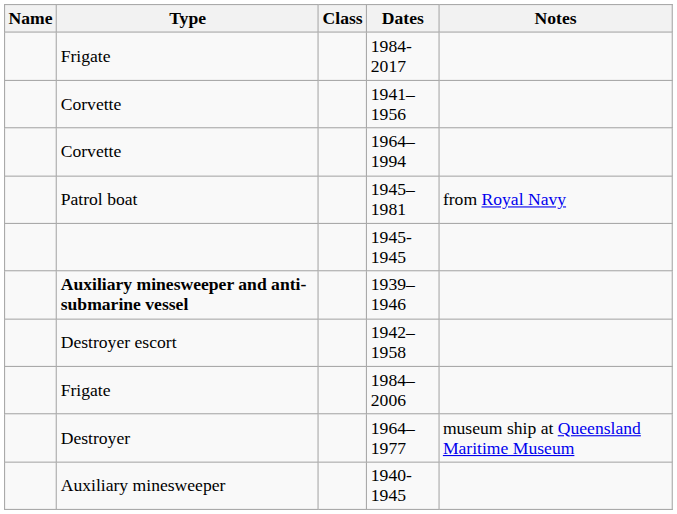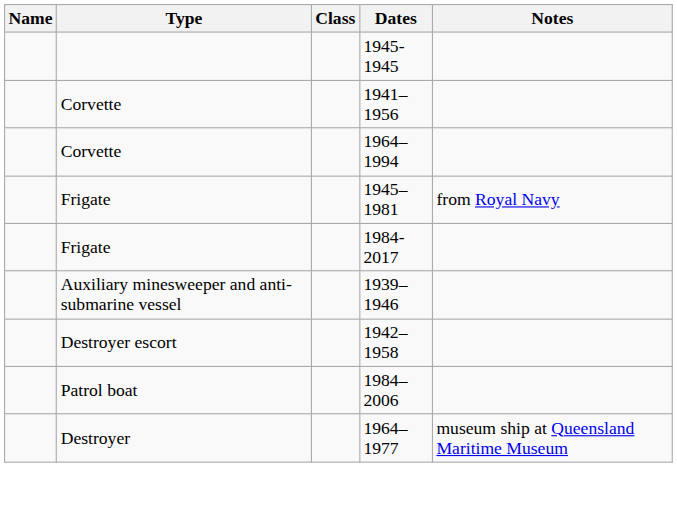rows swapped: (391, 56) <-> (391, 247)
(99, 199) Patrol boat -> (86, 199) Frigate
(183, 294) bold -> (176, 294) normal
(86, 390) Frigate -> (99, 390) Patrol boat
- row: (391, 485)
